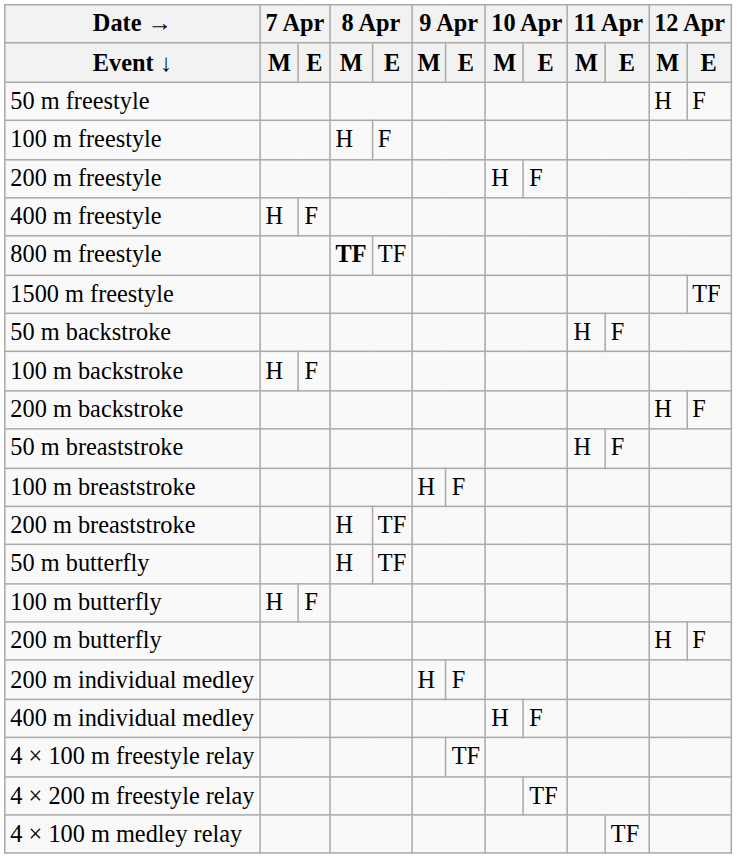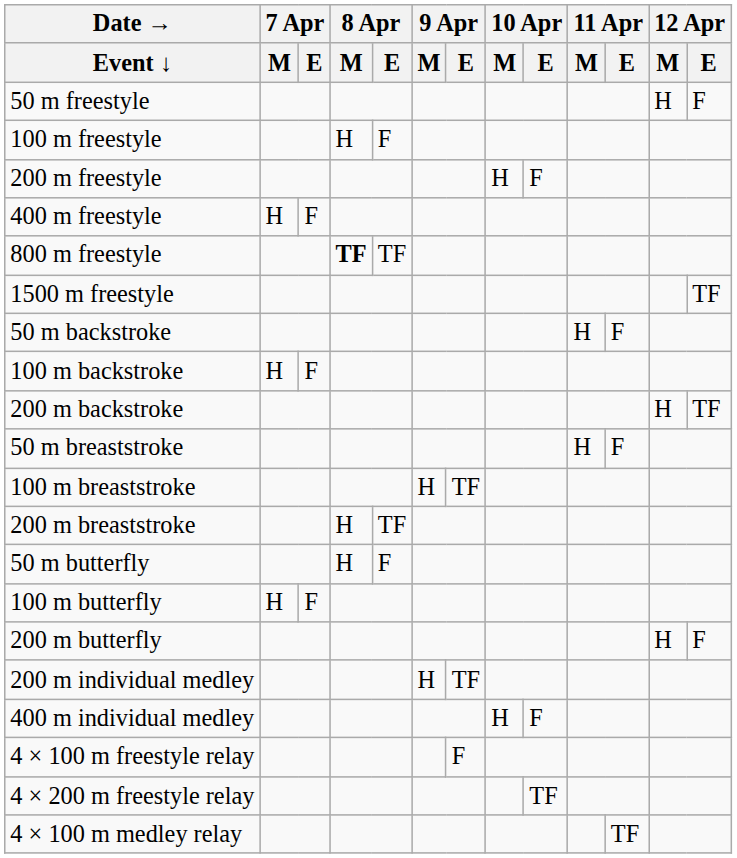(699, 409) F -> (706, 409) TF
(458, 486) F -> (466, 486) TF
(392, 563) TF -> (385, 563) F
(458, 679) F -> (466, 679) TF
(466, 756) TF -> (458, 756) F
